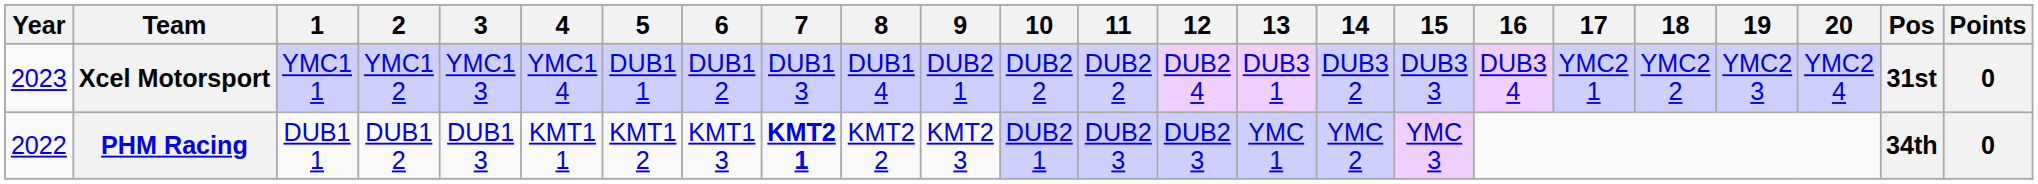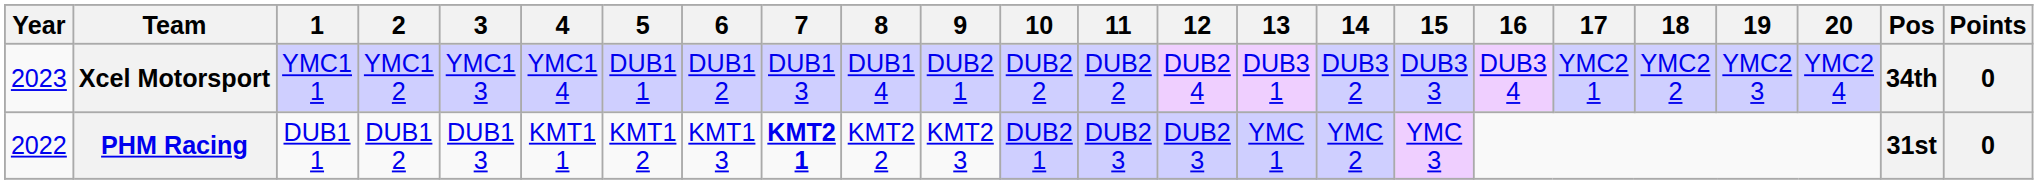(1912, 78) 31st -> (1912, 78) 34th
(1912, 145) 34th -> (1912, 145) 31st
